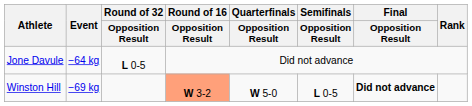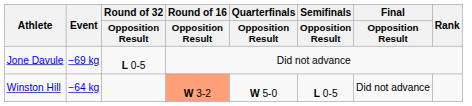(84, 61) −64 kg -> (84, 61) −69 kg
(84, 88) −69 kg -> (84, 88) −64 kg
(395, 88) bold -> (393, 88) normal
